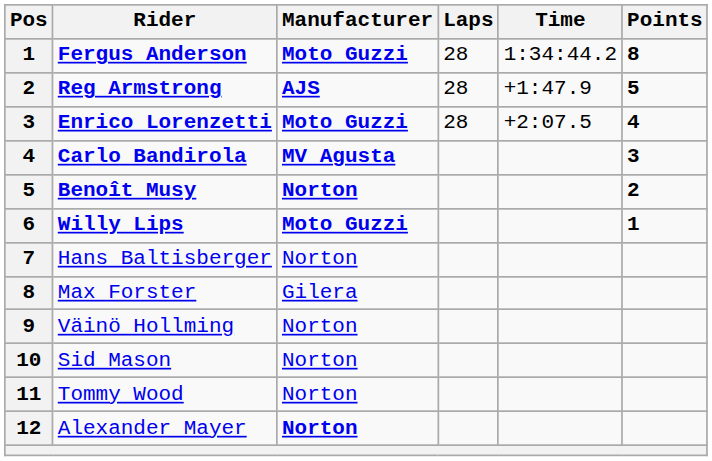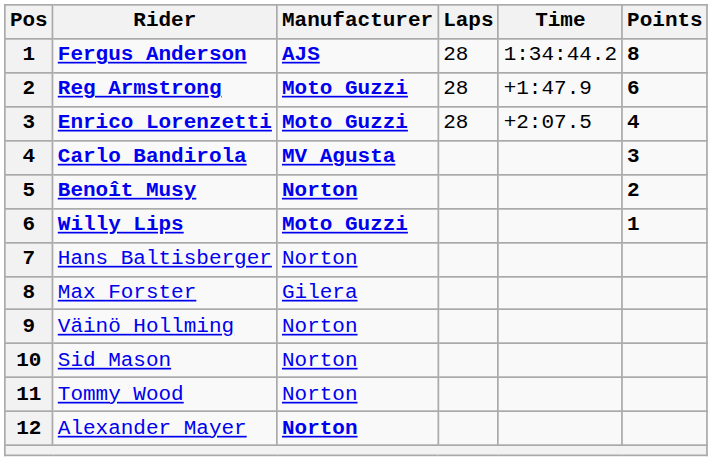(345, 56) Moto Guzzi -> (301, 56) AJS
(301, 90) AJS -> (345, 90) Moto Guzzi
(633, 90) 5 -> (633, 90) 6
